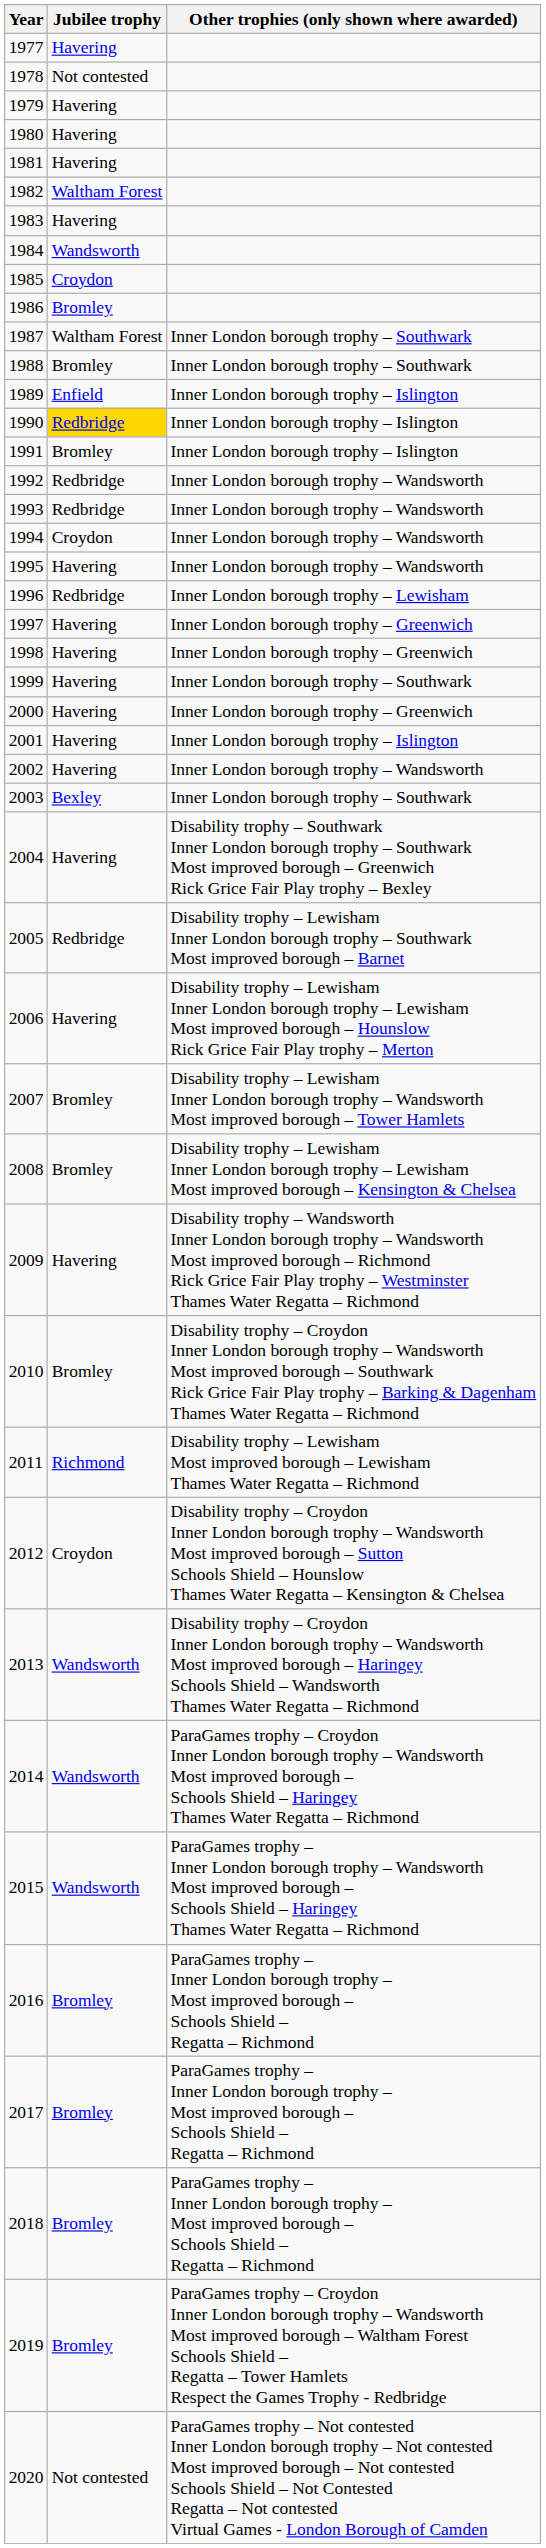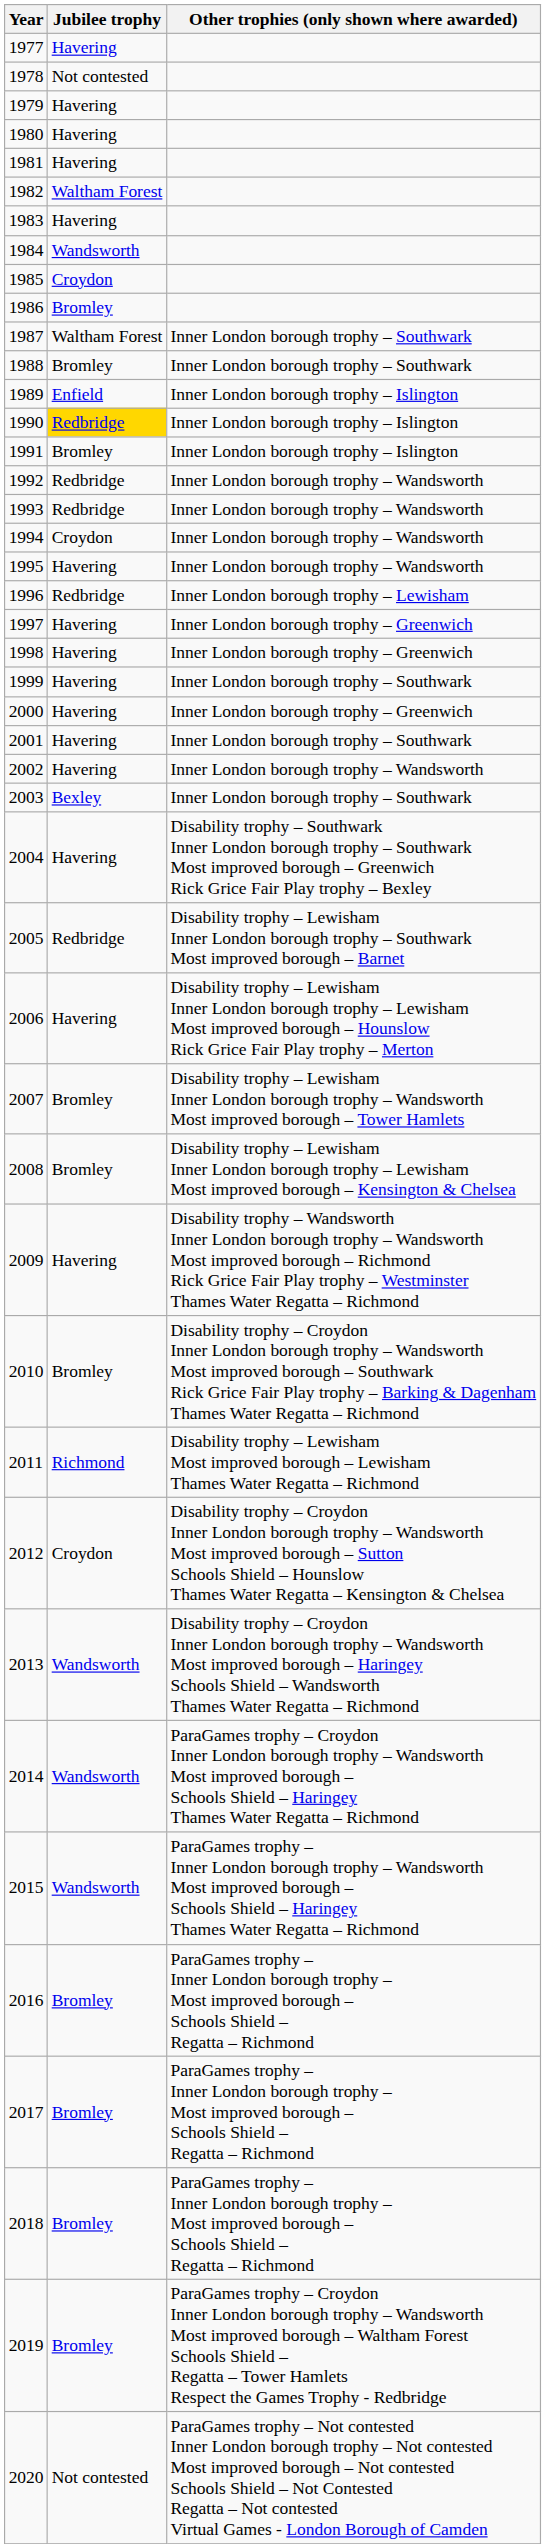(314, 739) Inner London borough trophy – Islington -> (321, 739) Inner London borough trophy – Southwark
